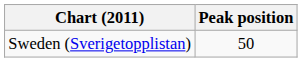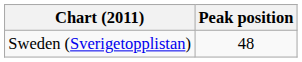(246, 43) 50 -> (246, 43) 48
